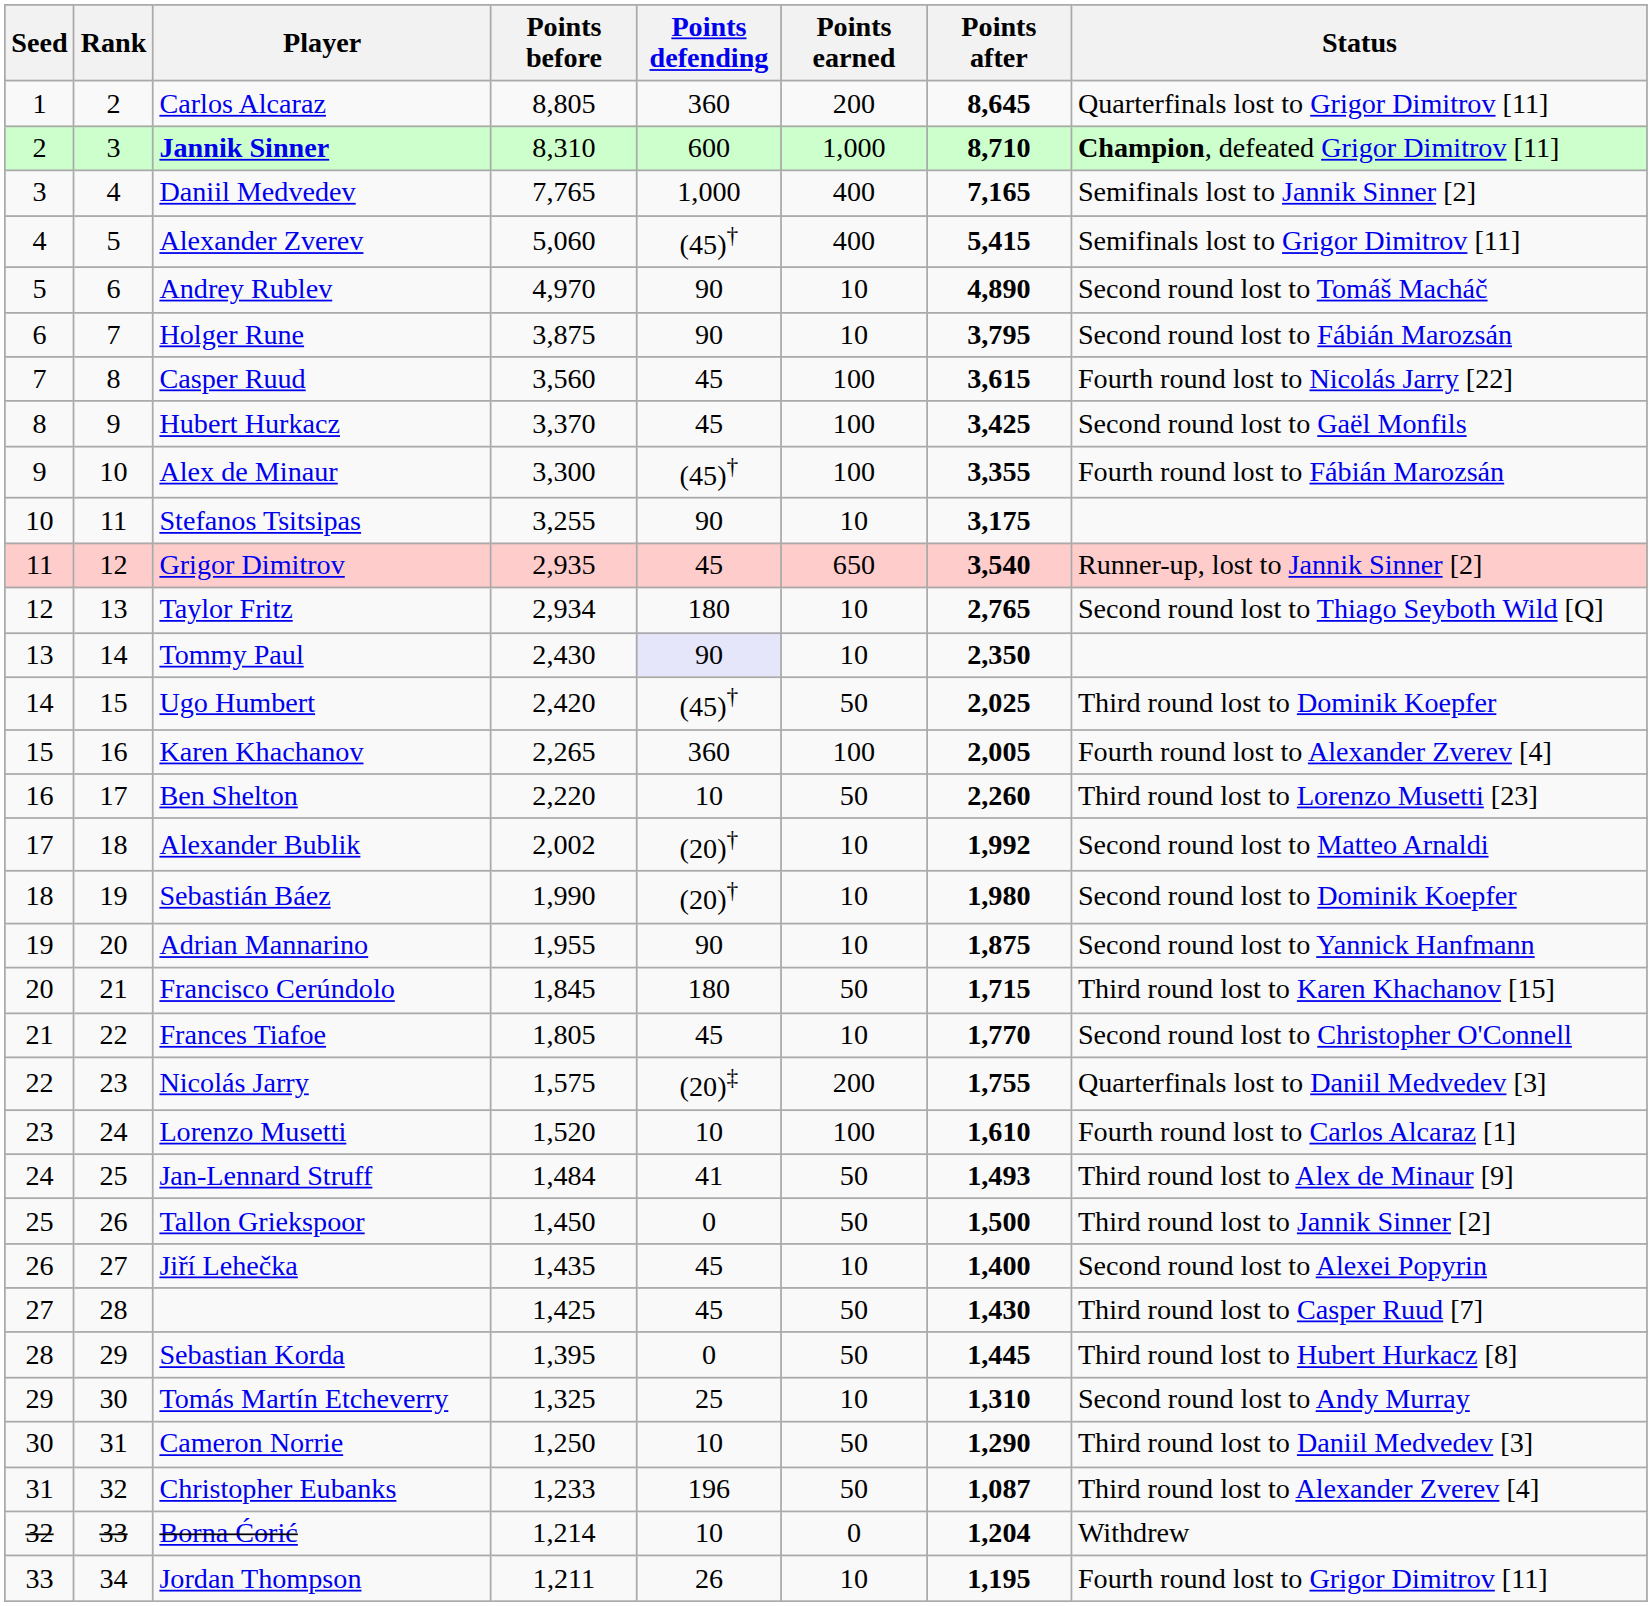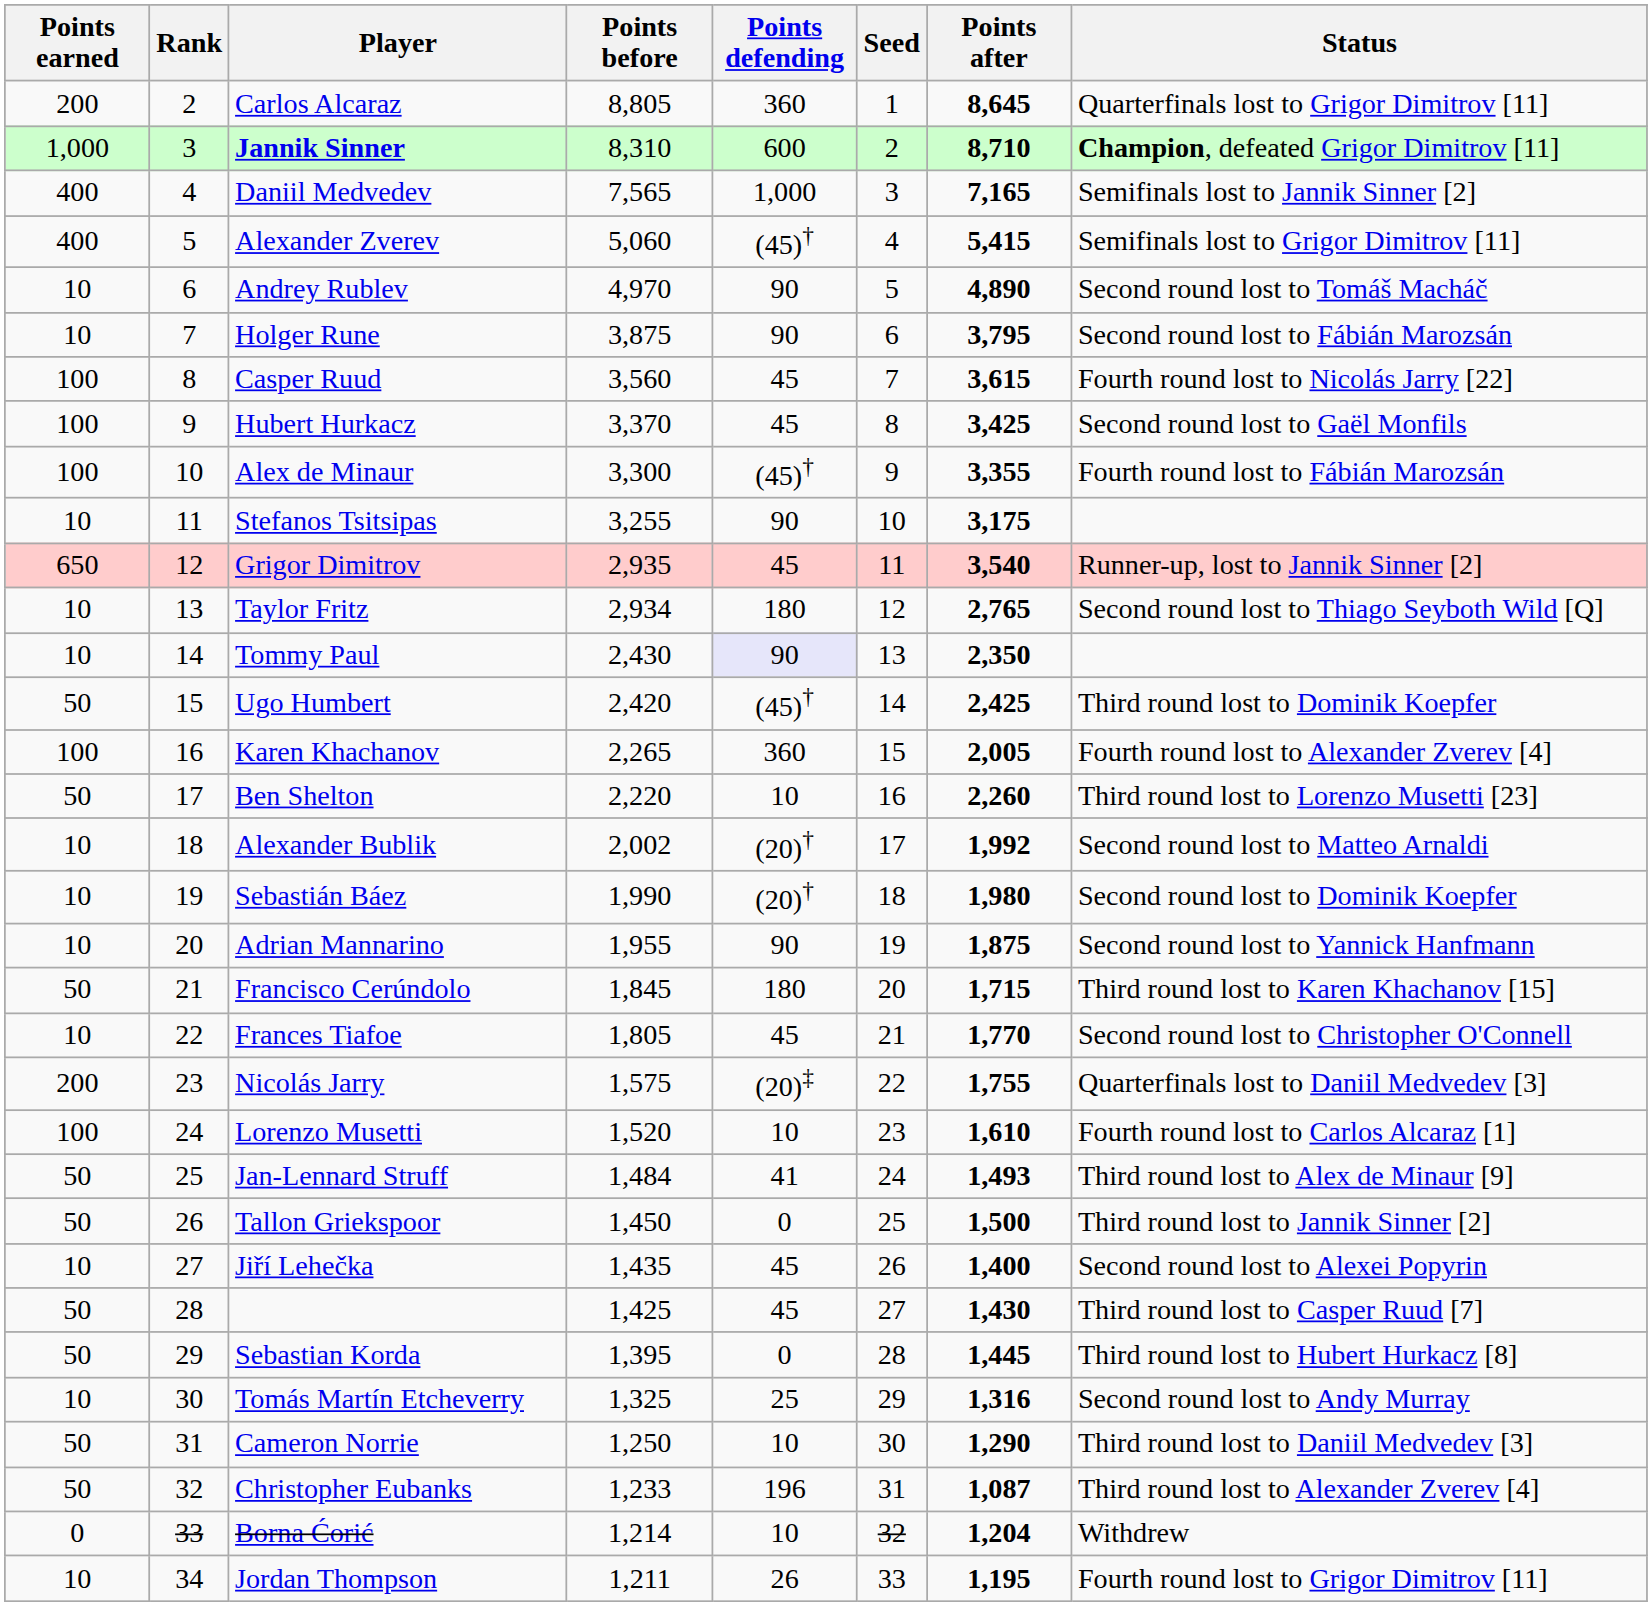columns swapped: (40, 42) <-> (854, 42)
(564, 192) 7,765 -> (640, 192) 7,565
(999, 702) 2,025 -> (999, 702) 2,425
(999, 1399) 1,310 -> (999, 1399) 1,316
